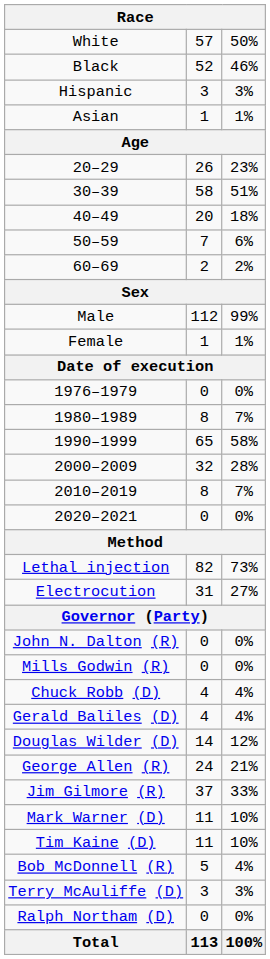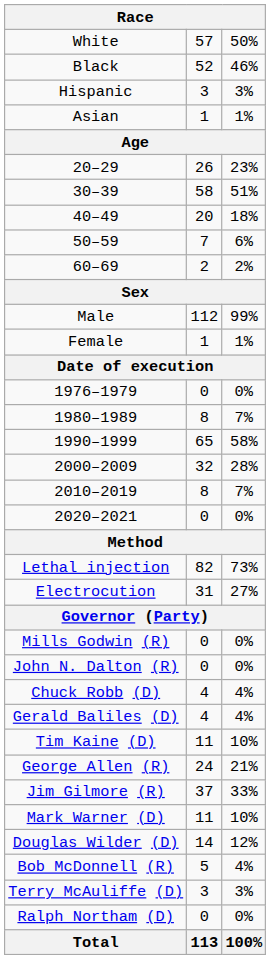rows swapped: (96, 667) <-> (96, 642)
rows swapped: (96, 742) <-> (96, 842)
